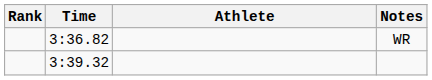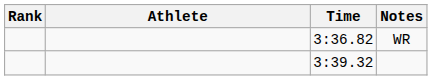columns swapped: (245, 16) <-> (79, 16)
